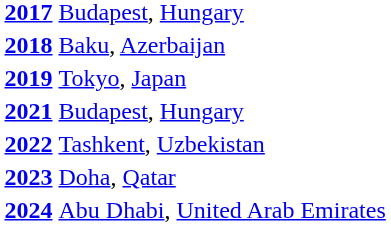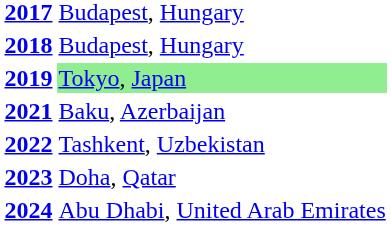(142, 44) Baku, Azerbaijan -> (151, 44) Budapest, Hungary
(122, 77) no background -> (122, 77) lightgreen background
(151, 110) Budapest, Hungary -> (142, 110) Baku, Azerbaijan
